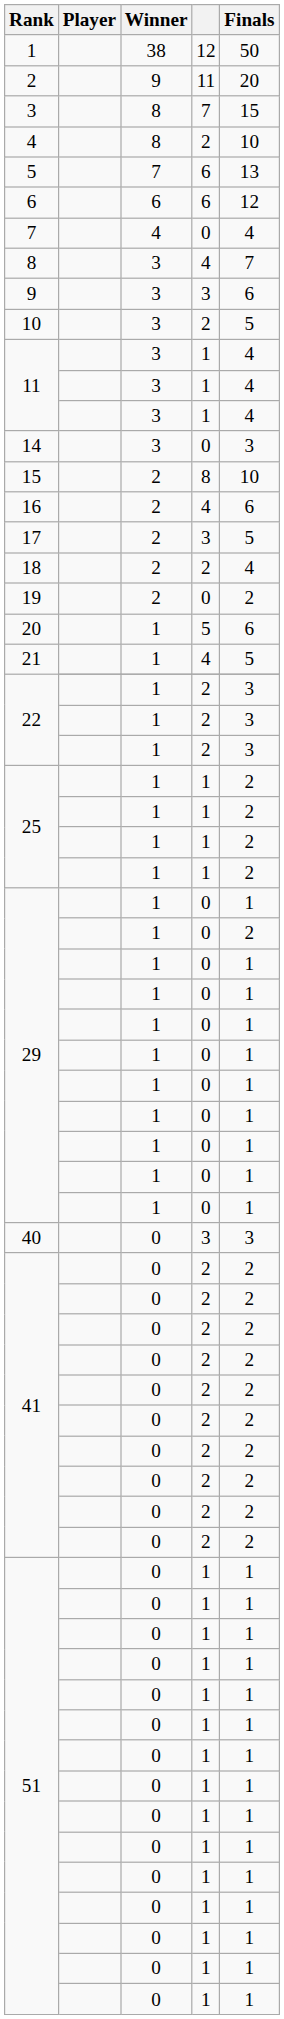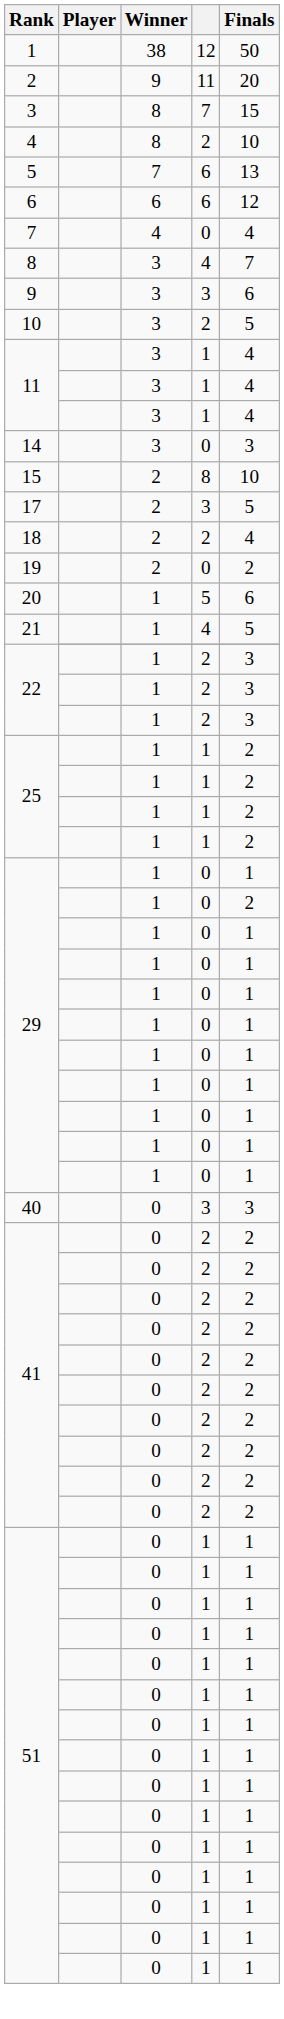- row: (31, 506)
